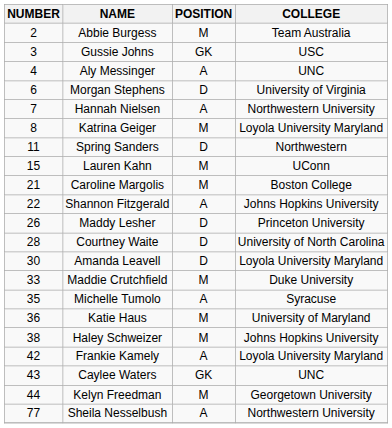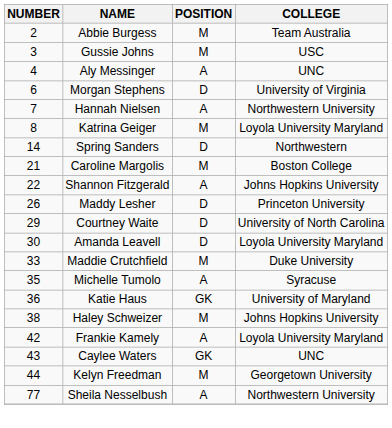(204, 52) GK -> (204, 52) M
(33, 147) 11 -> (33, 147) 14
- row: (117, 166)
(33, 242) 28 -> (33, 223) 29
(204, 318) M -> (204, 299) GK
